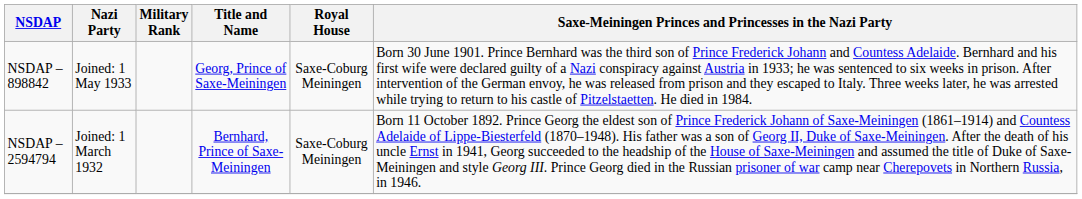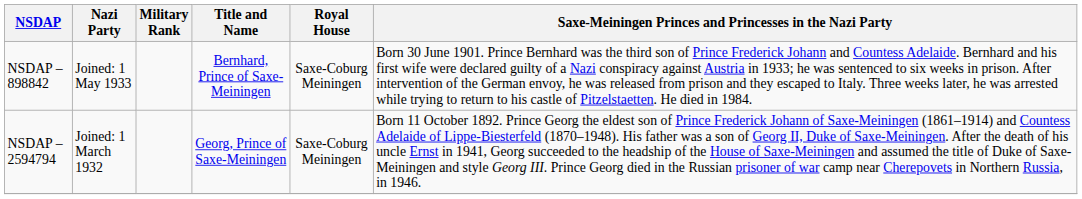(241, 75) Georg, Prince of Saxe-Meiningen -> (241, 75) Bernhard, Prince of Saxe-Meiningen
(241, 151) Bernhard, Prince of Saxe-Meiningen -> (241, 151) Georg, Prince of Saxe-Meiningen
